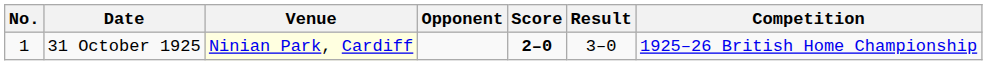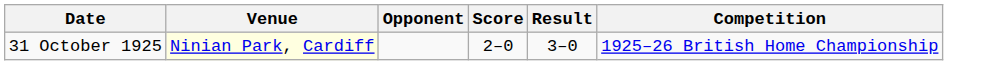- column: (24, 19)
(537, 46) bold -> (498, 46) normal
